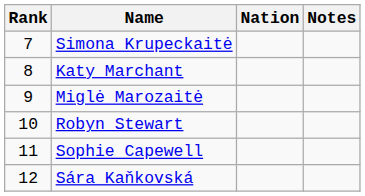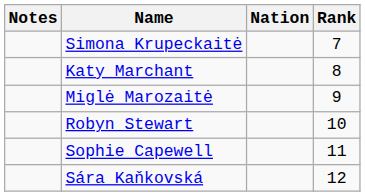columns swapped: (28, 18) <-> (332, 18)
